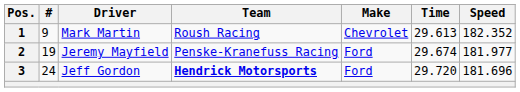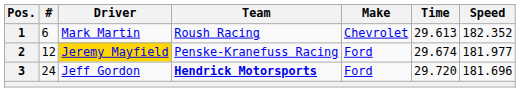(45, 34) 9 -> (45, 34) 6
(49, 53) 19 -> (49, 53) 12
(115, 53) no background -> (115, 53) gold background
